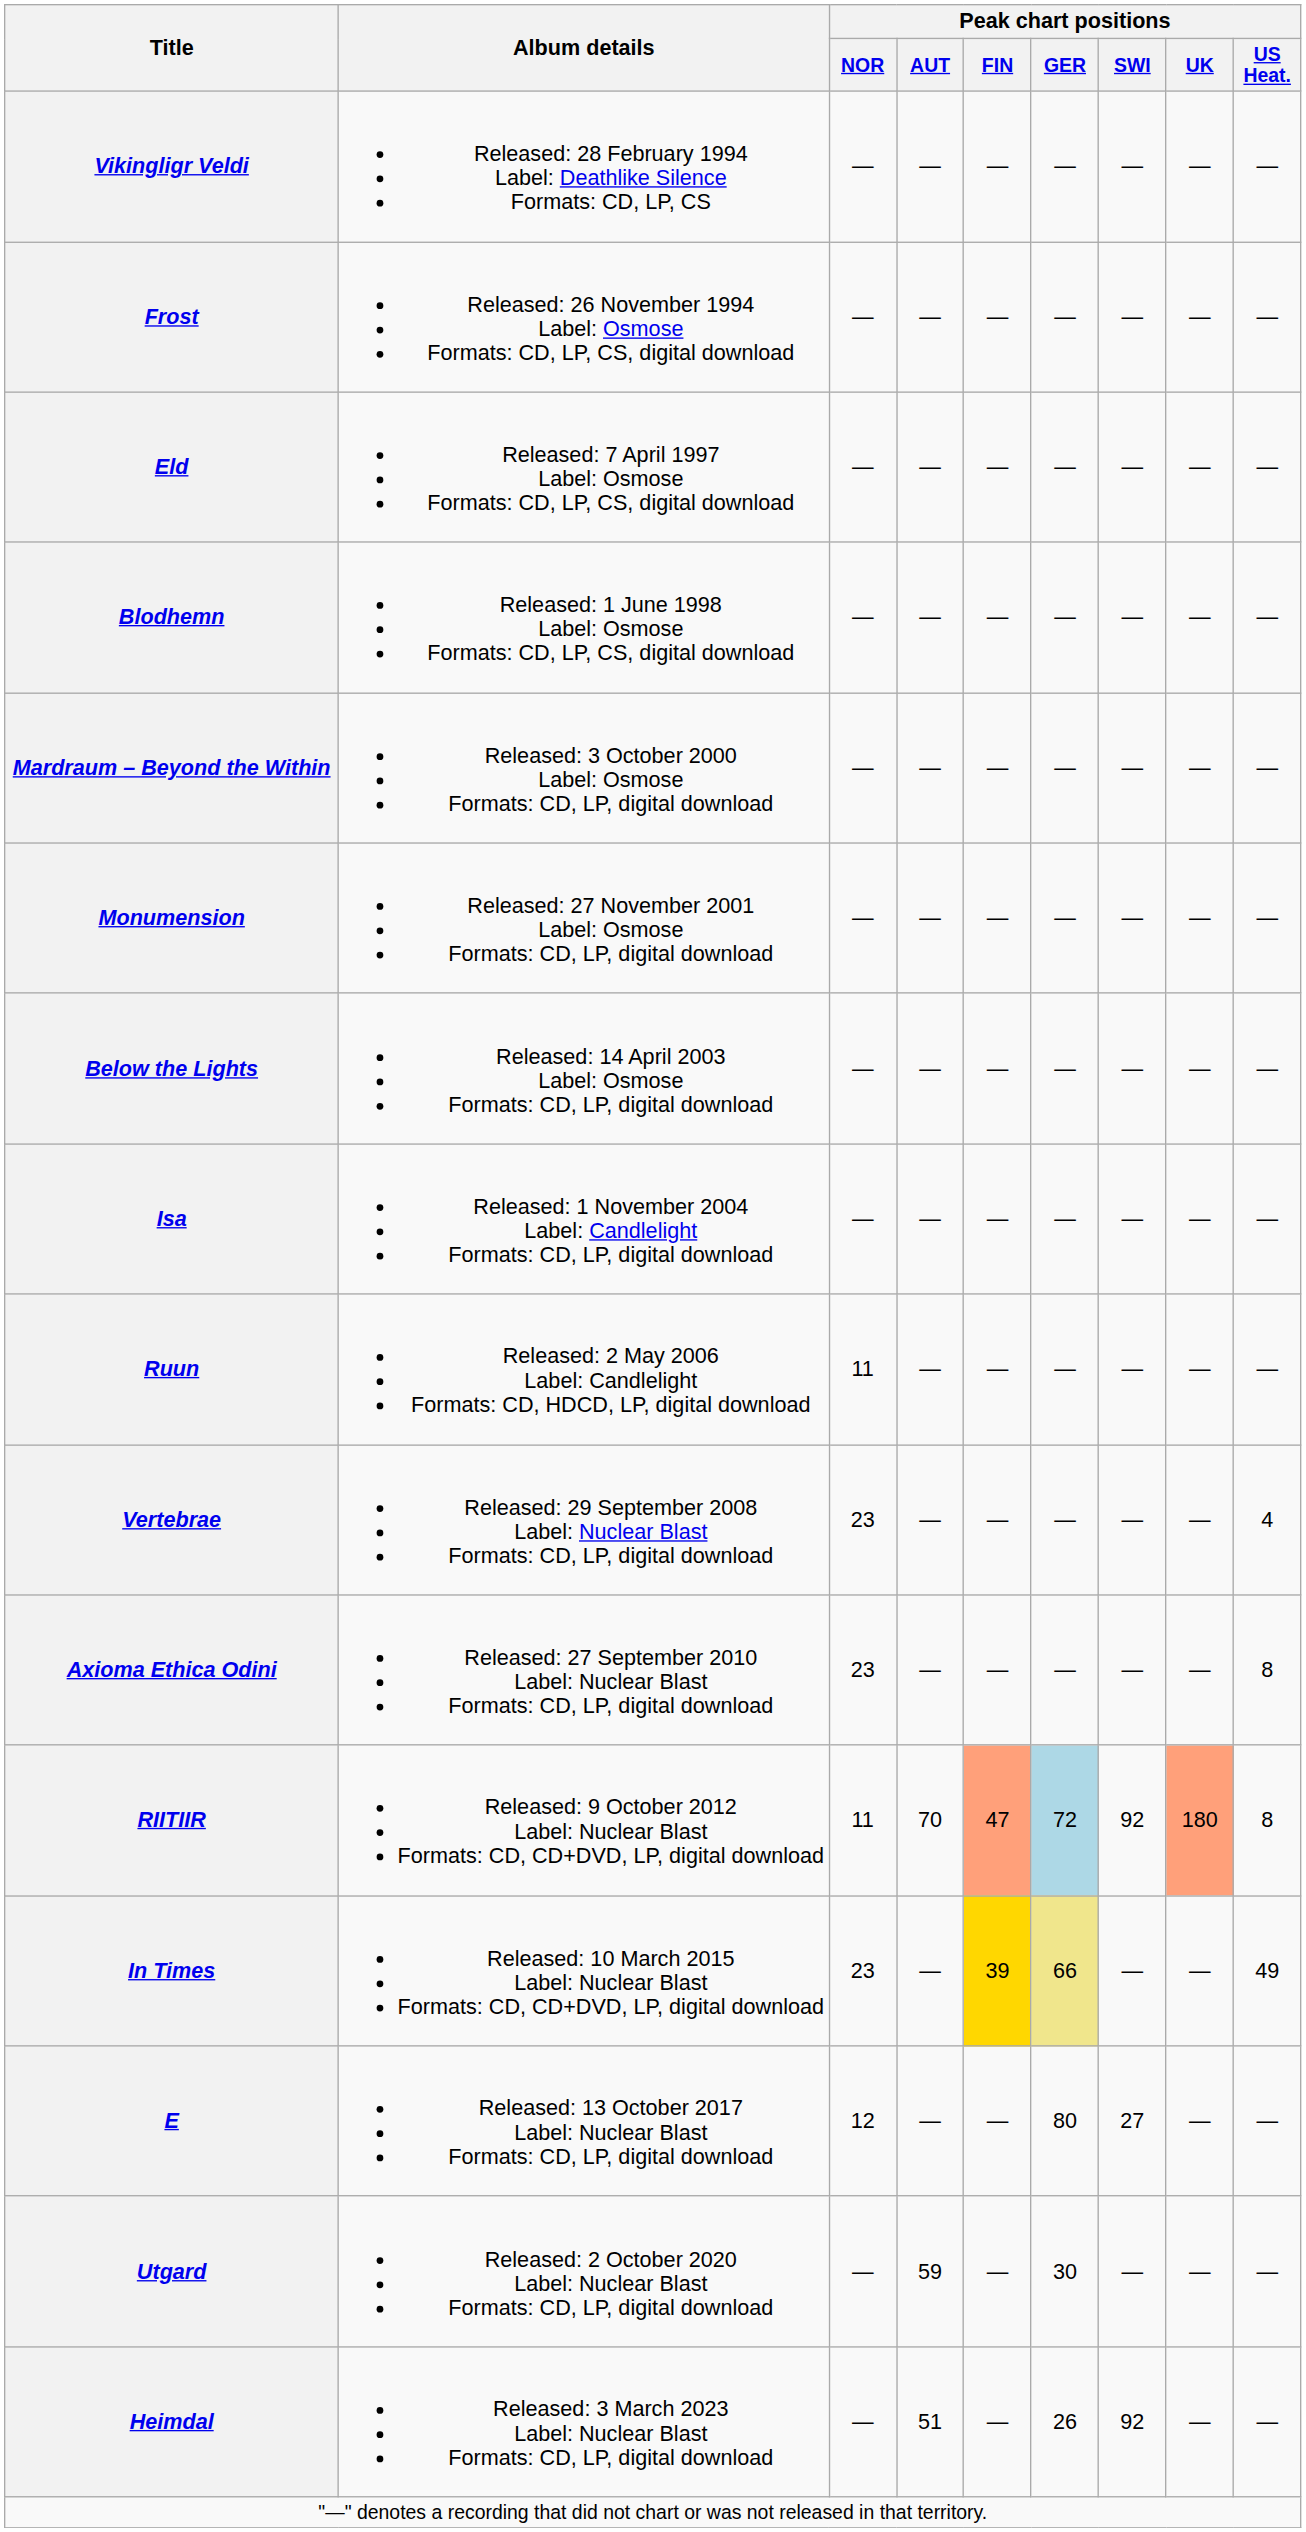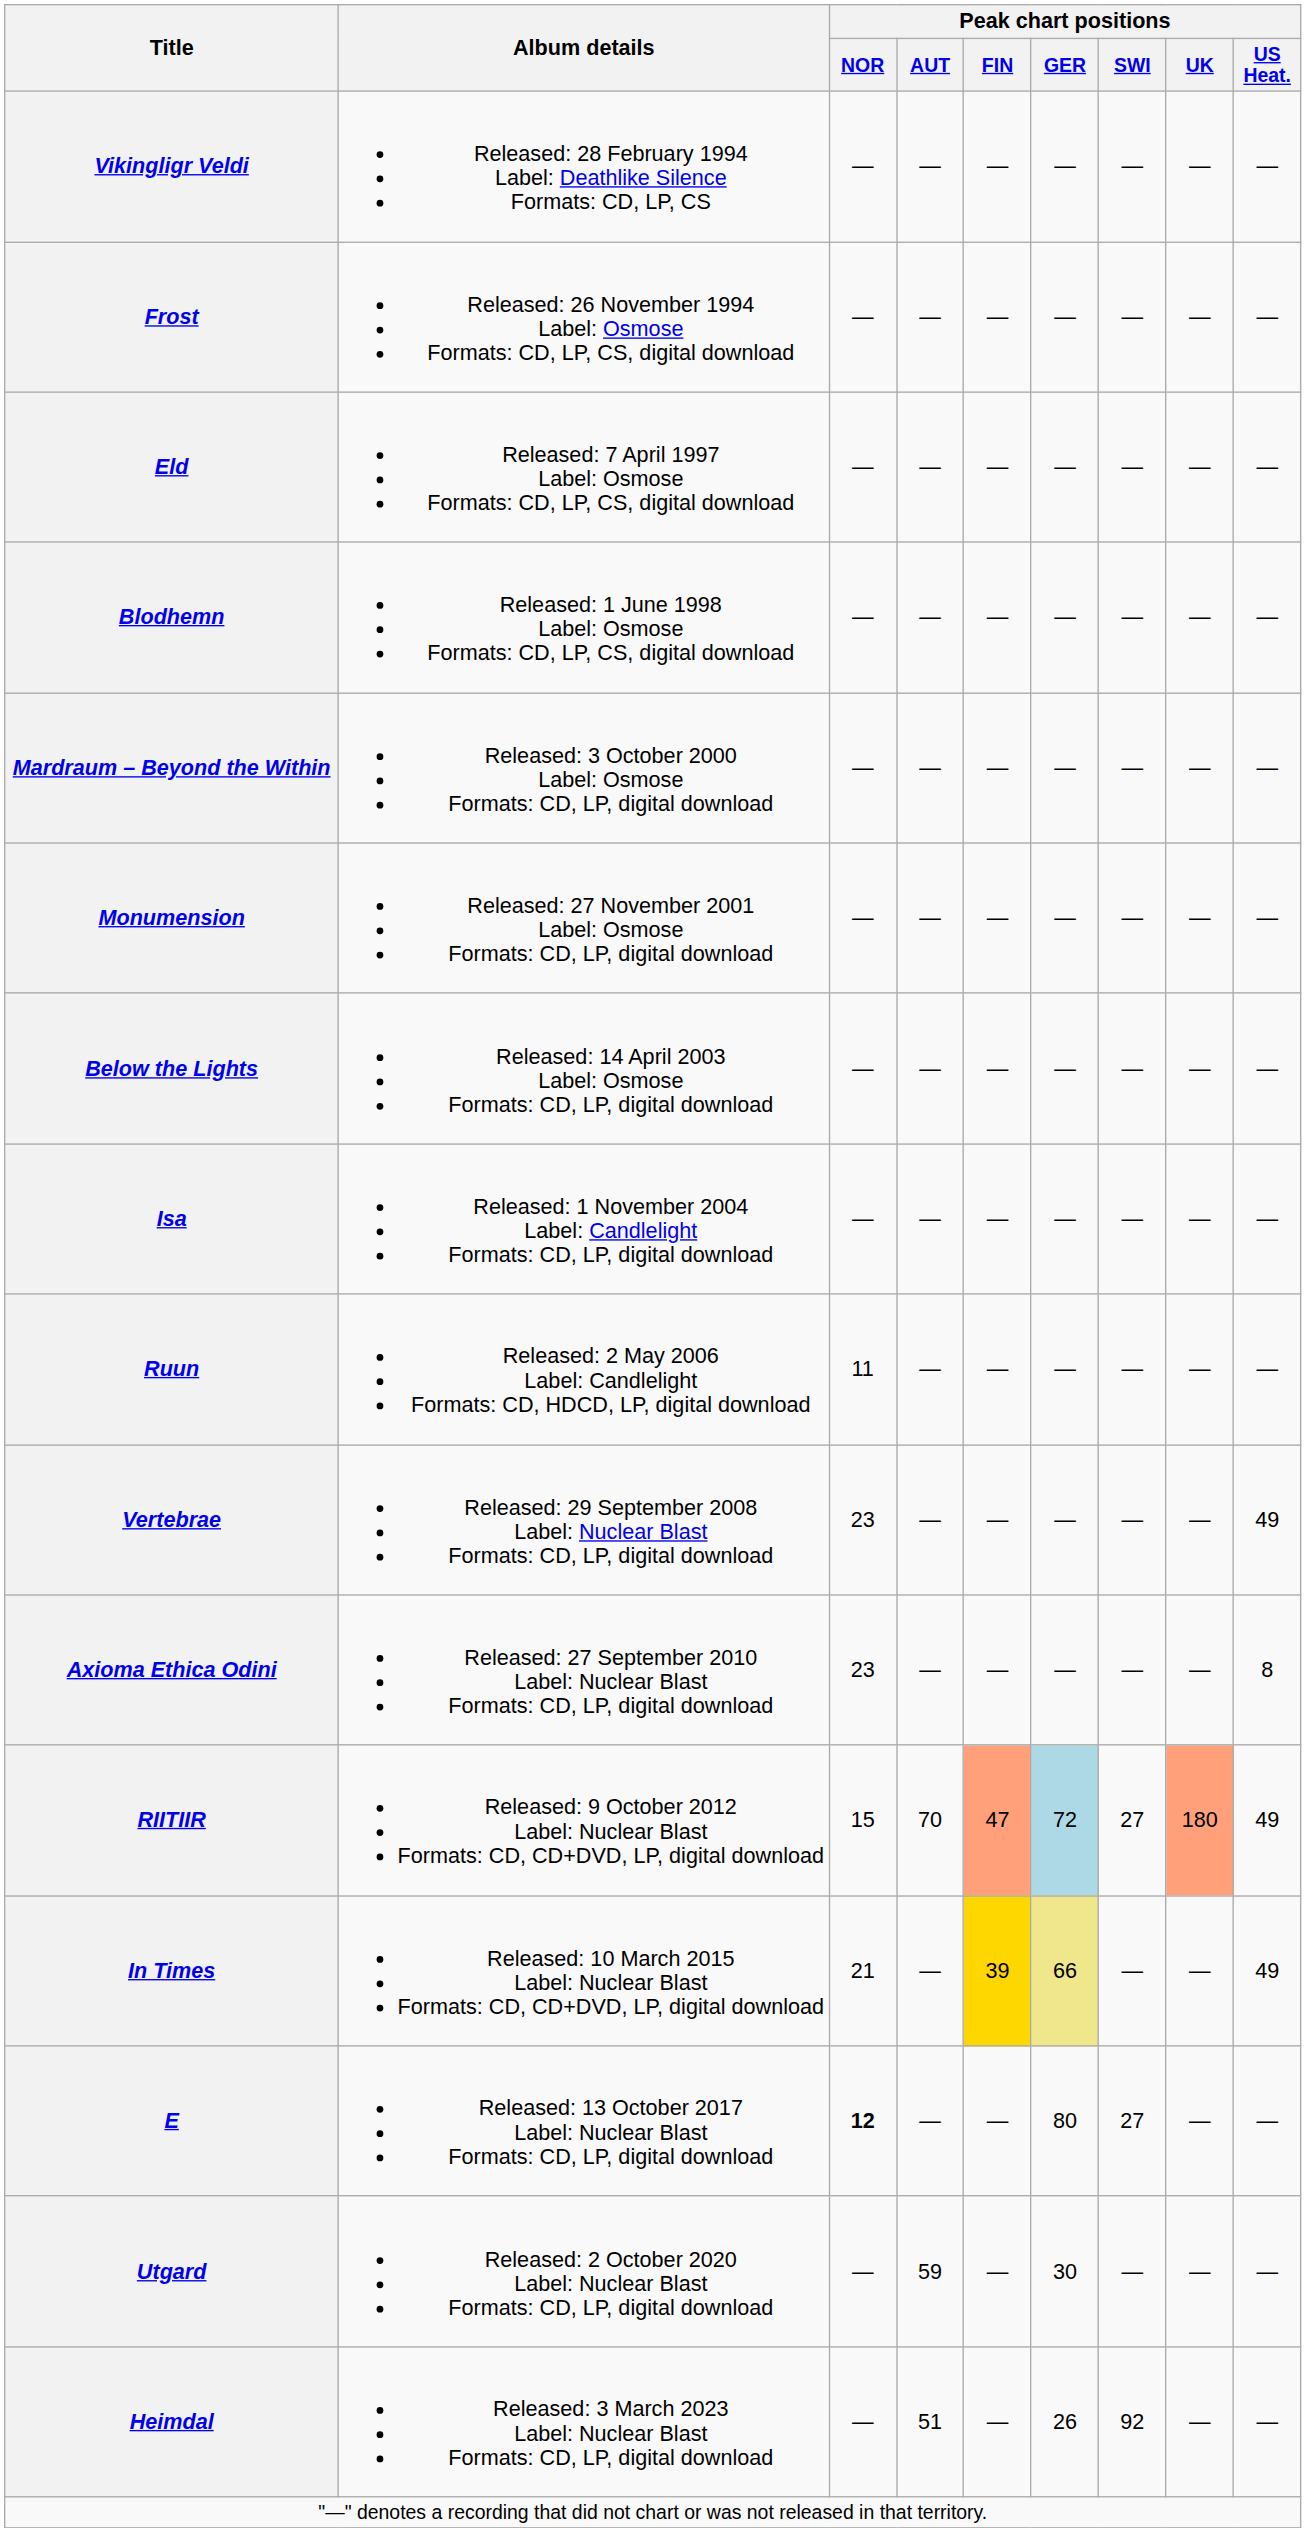(1267, 1519) 4 -> (1267, 1519) 49
(863, 1820) 11 -> (863, 1820) 15
(1132, 1820) 92 -> (1132, 1820) 27
(1267, 1820) 8 -> (1267, 1820) 49
(863, 1970) 23 -> (863, 1970) 21
(863, 2120) normal -> (863, 2120) bold
